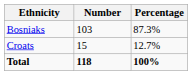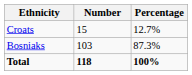rows swapped: (26, 29) <-> (20, 45)
